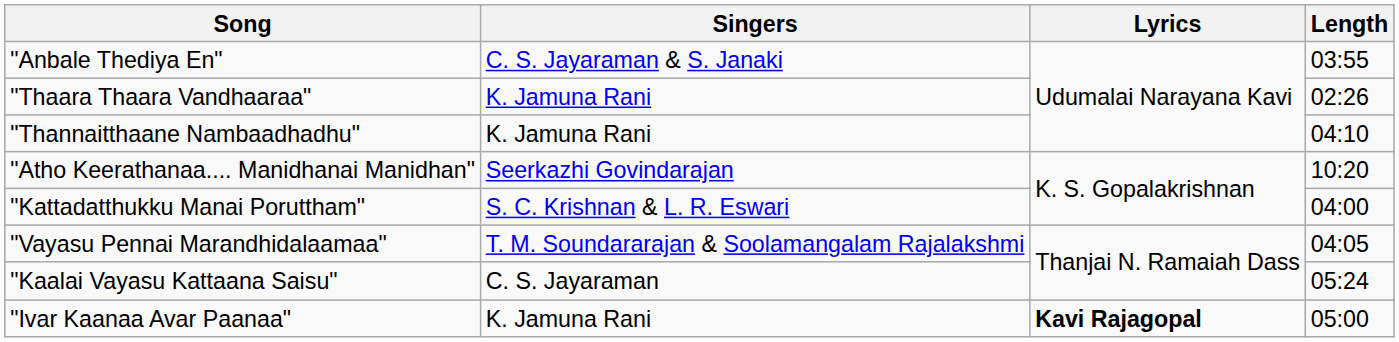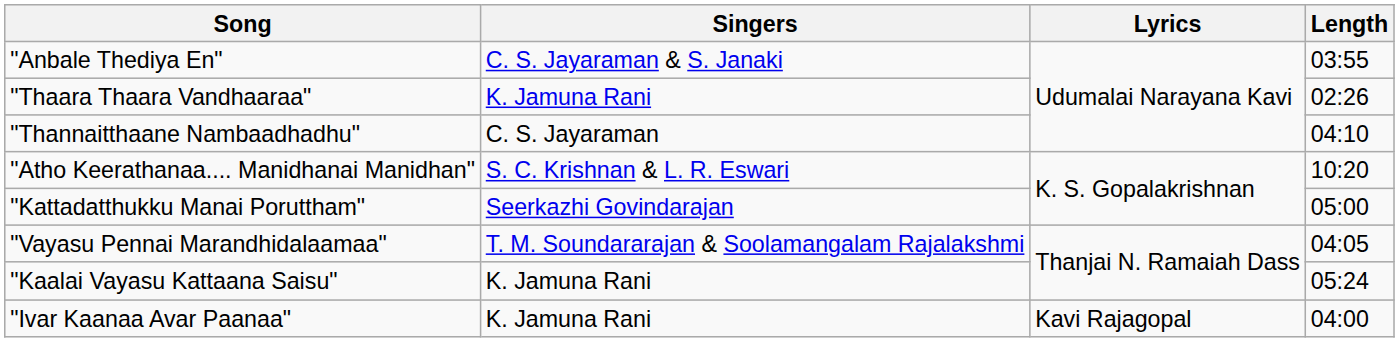(568, 134) K. Jamuna Rani -> (572, 134) C. S. Jayaraman
(610, 171) Seerkazhi Govindarajan -> (638, 171) S. C. Krishnan & L. R. Eswari
(638, 207) S. C. Krishnan & L. R. Eswari -> (610, 207) Seerkazhi Govindarajan
(1340, 207) 04:00 -> (1340, 207) 05:00
(572, 281) C. S. Jayaraman -> (568, 281) K. Jamuna Rani
(1118, 318) bold -> (1113, 318) normal
(1340, 318) 05:00 -> (1340, 318) 04:00
